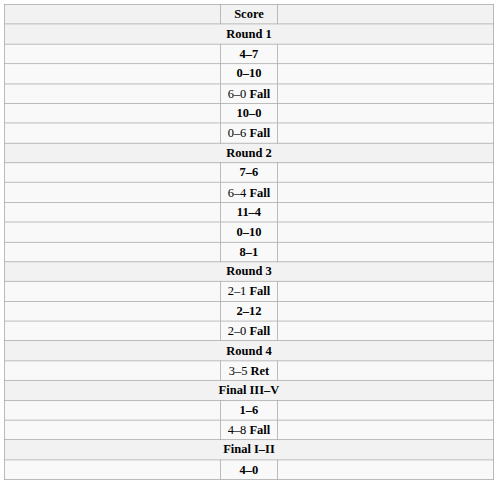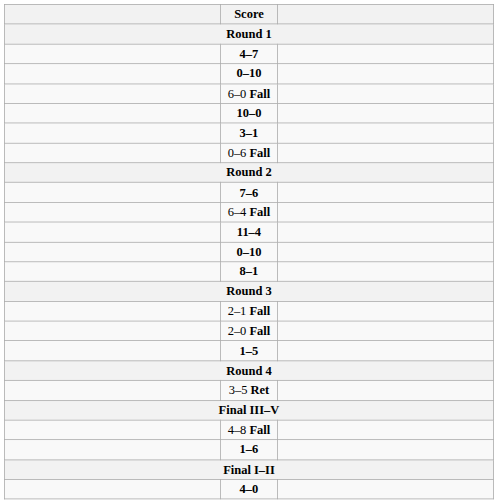+ row: (113, 133)
- row: (113, 311)
+ row: (113, 351)
rows swapped: (113, 430) <-> (113, 410)
